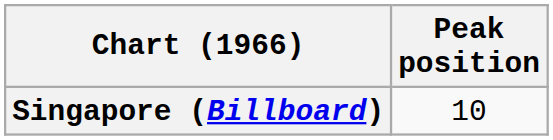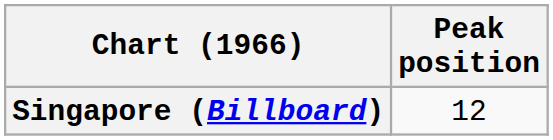(469, 111) 10 -> (469, 111) 12
